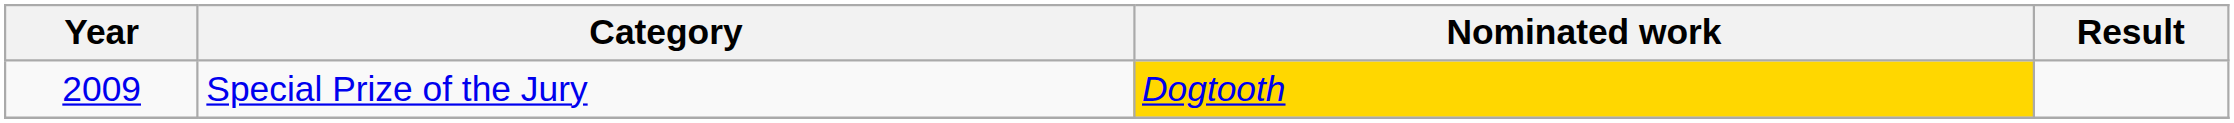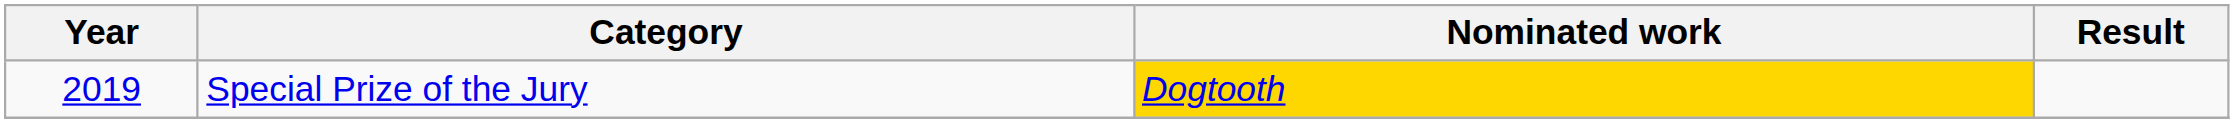(102, 88) 2009 -> (102, 88) 2019
